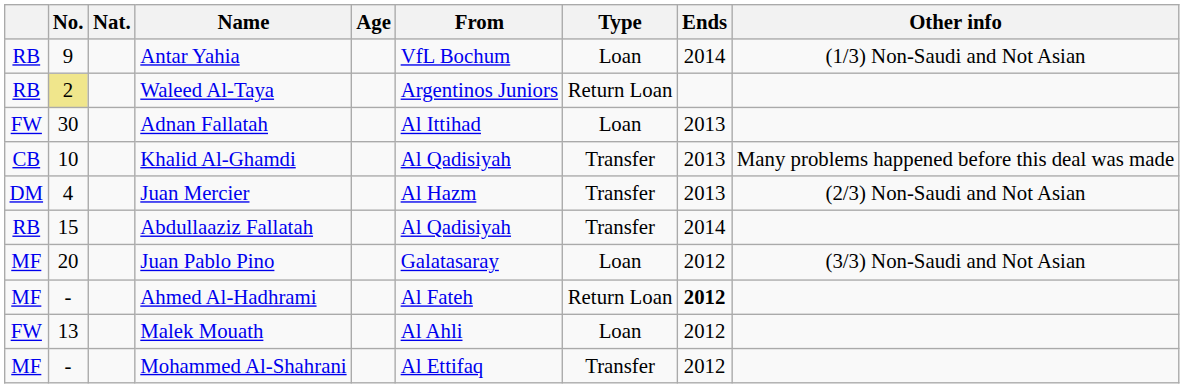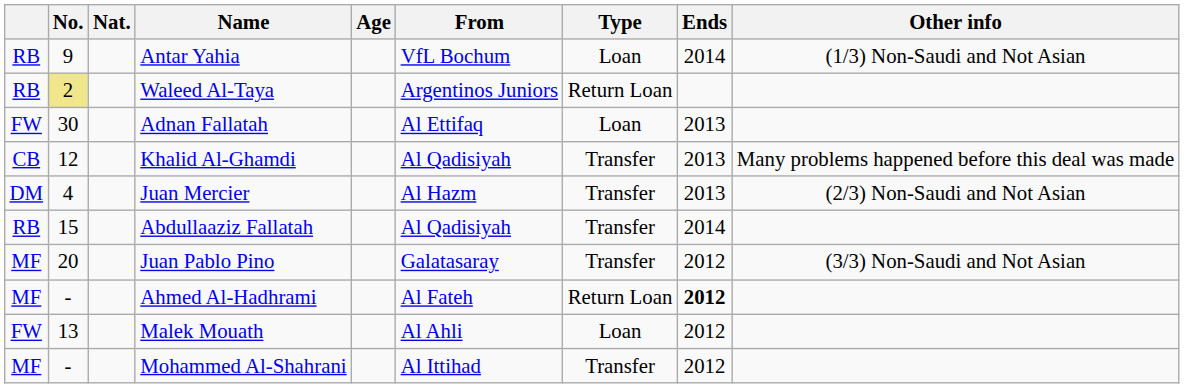(441, 124) Al Ittihad -> (442, 124) Al Ettifaq
(68, 159) 10 -> (68, 159) 12
(620, 262) Loan -> (620, 262) Transfer
(442, 365) Al Ettifaq -> (441, 365) Al Ittihad
